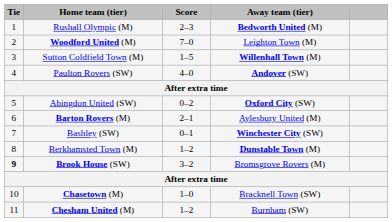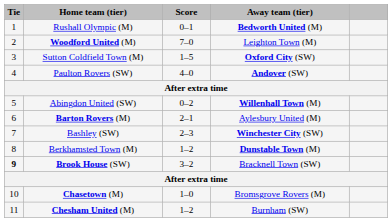(186, 27) 2–3 -> (186, 27) 0–1
(280, 58) Willenhall Town (M) -> (280, 58) Oxford City (SW)
(280, 103) Oxford City (SW) -> (280, 103) Willenhall Town (M)
(186, 134) 0–1 -> (186, 134) 2–3
(280, 164) Bromsgrove Rovers (M) -> (280, 164) Bracknell Town (SW)
(280, 194) Bracknell Town (SW) -> (280, 194) Bromsgrove Rovers (M)
